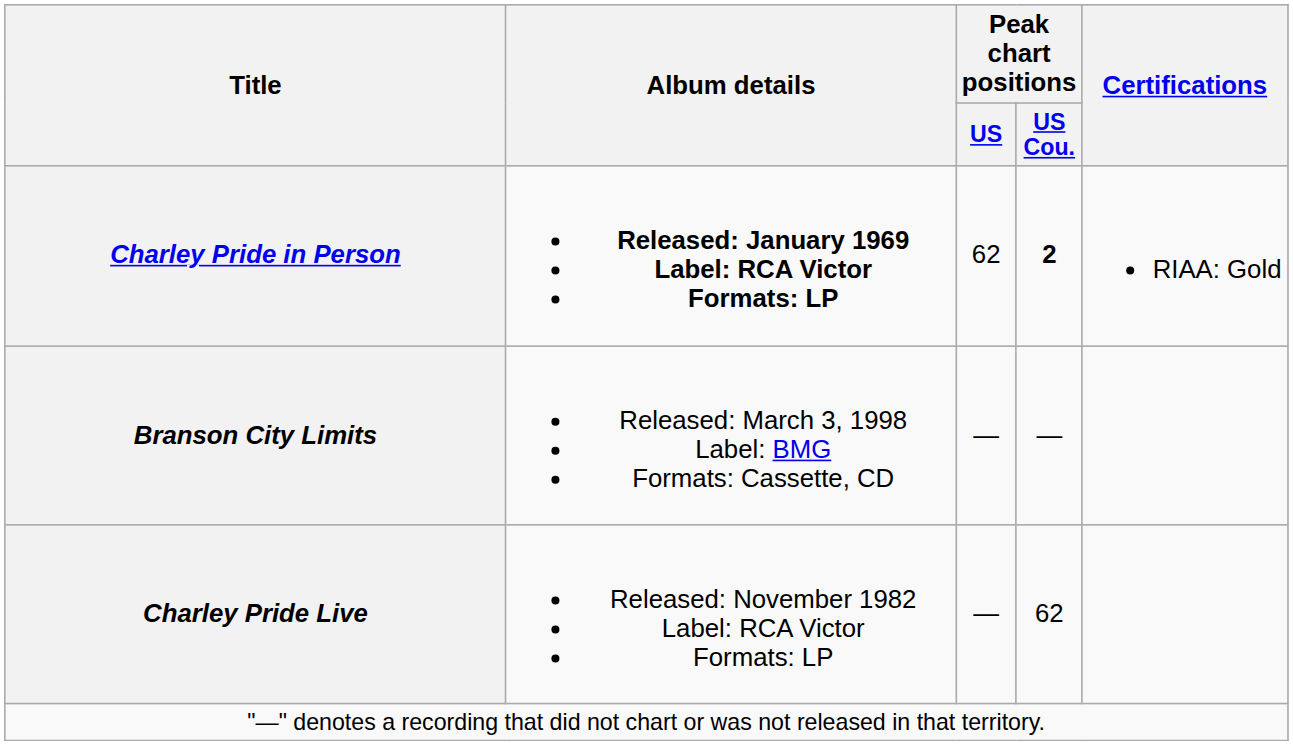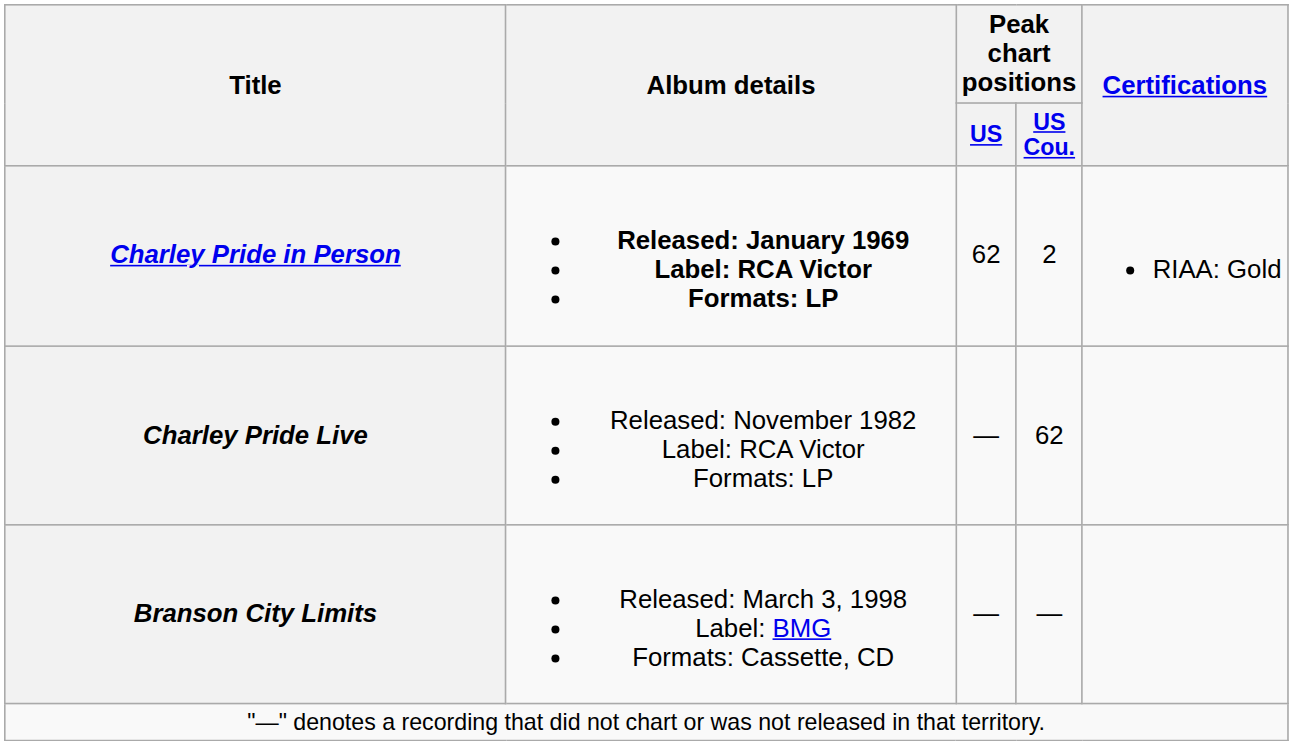(1049, 255) bold -> (1049, 255) normal
rows swapped: (255, 613) <-> (255, 434)
